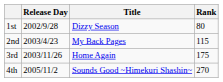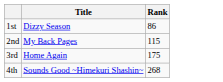- column: (46, 11)
(200, 26) 80 -> (152, 26) 86
(203, 70) 270 -> (154, 70) 268
